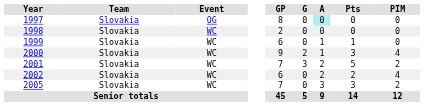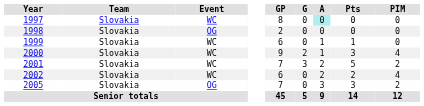(212, 20) OG -> (212, 20) WC
(212, 31) WC -> (212, 31) OG
(212, 86) WC -> (212, 86) OG
